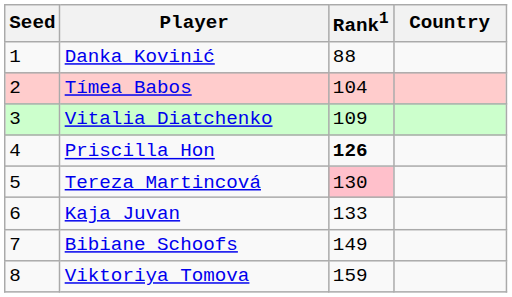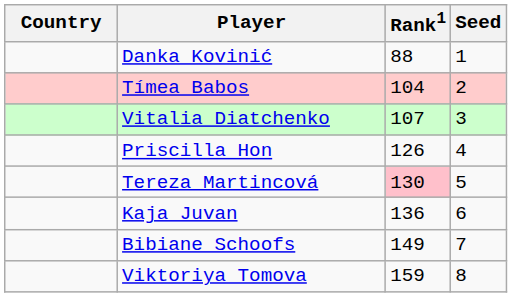columns swapped: (450, 23) <-> (32, 23)
(350, 119) 109 -> (408, 119) 107
(350, 151) bold -> (408, 151) normal
(350, 213) 133 -> (408, 213) 136
